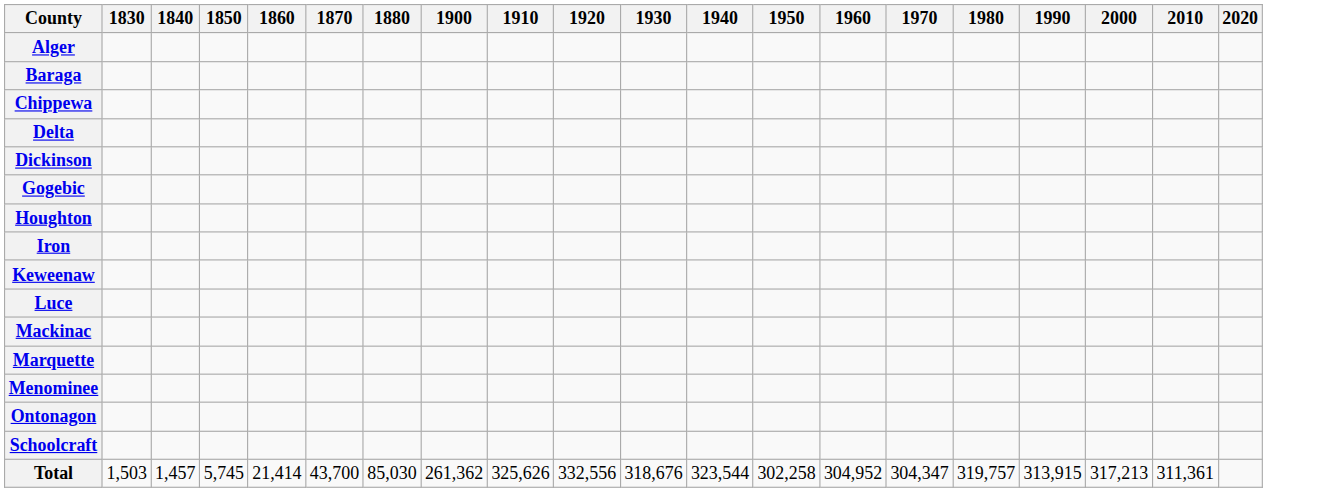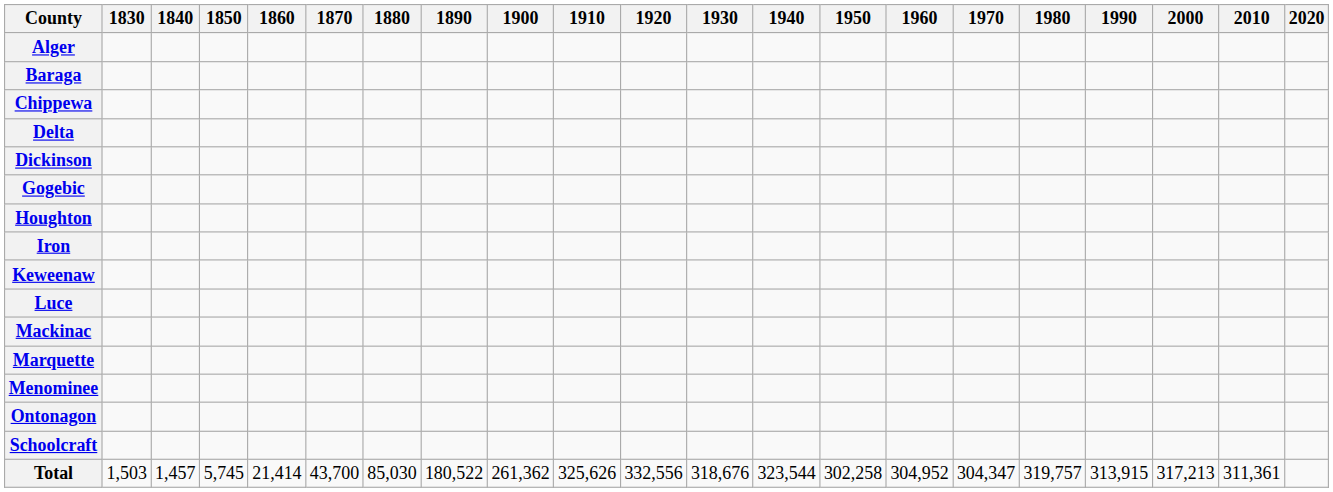+ column: (454, 18)
